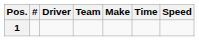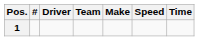columns swapped: (146, 12) <-> (177, 12)
